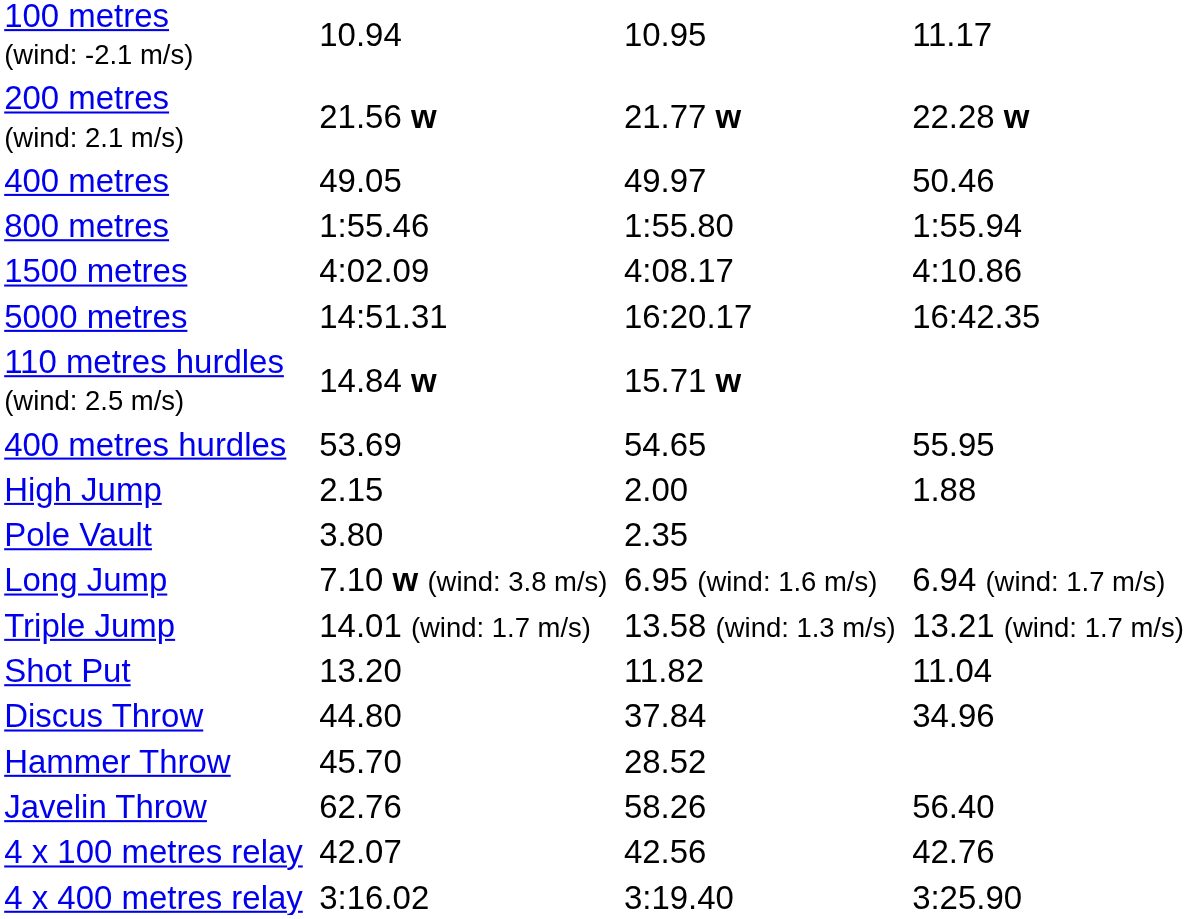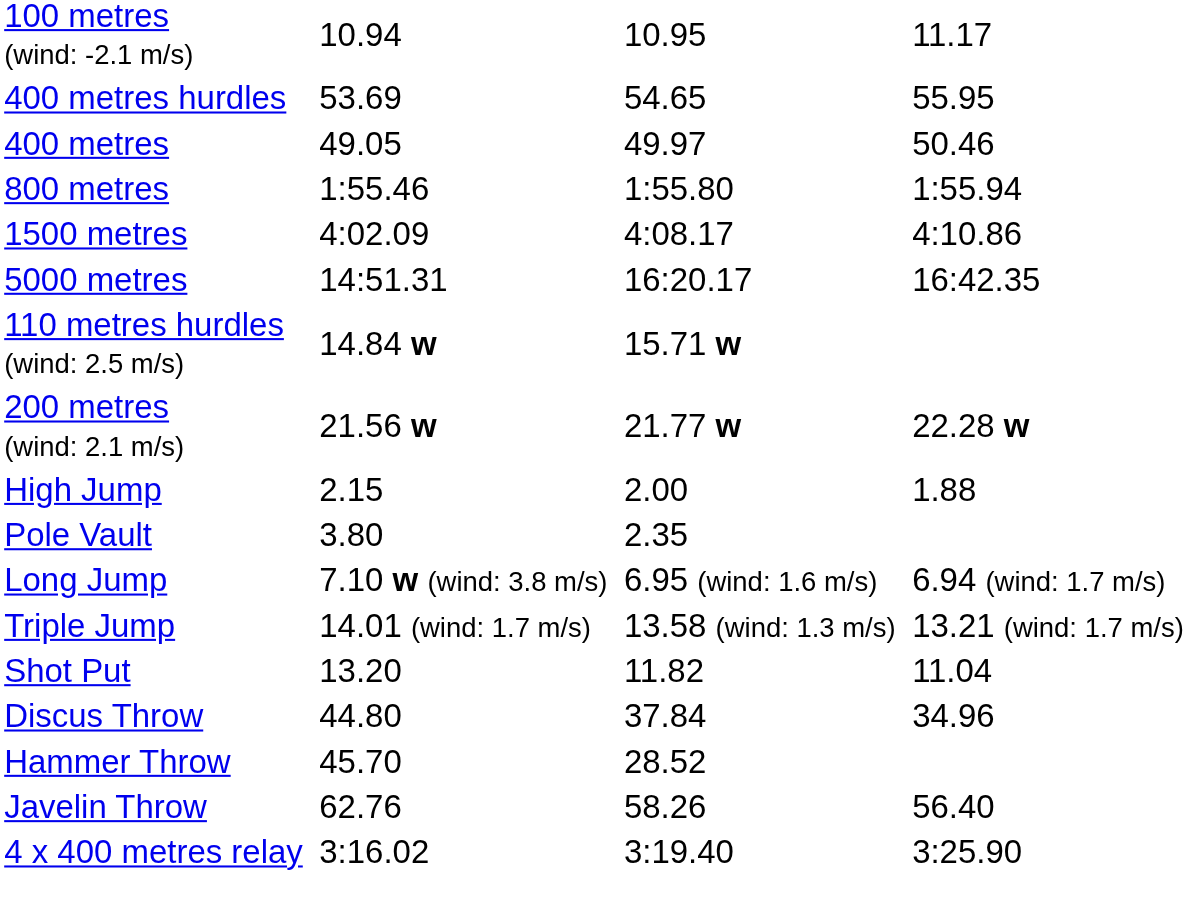rows swapped: (94, 117) <-> (145, 444)
- row: (153, 852)
